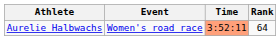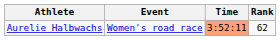(262, 28) 64 -> (262, 28) 62
